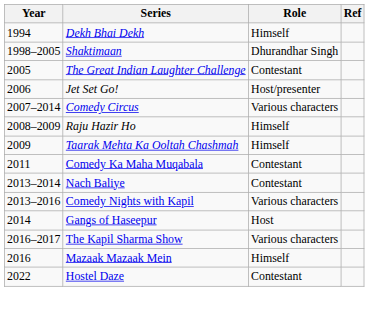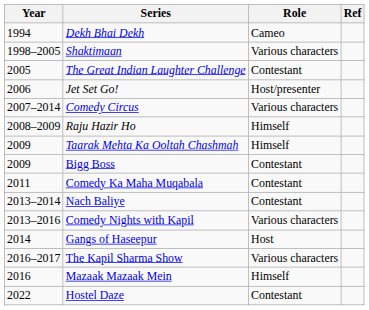(270, 32) Himself -> (268, 32) Cameo
(295, 51) Dhurandhar Singh -> (295, 51) Various characters
+ row: (90, 164)
